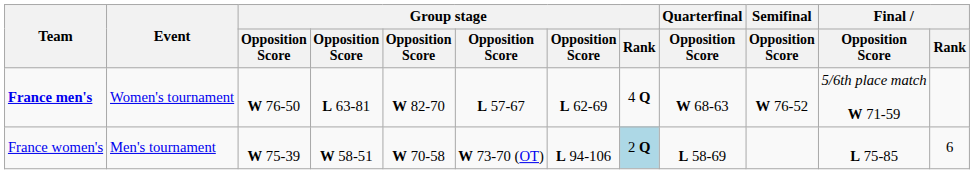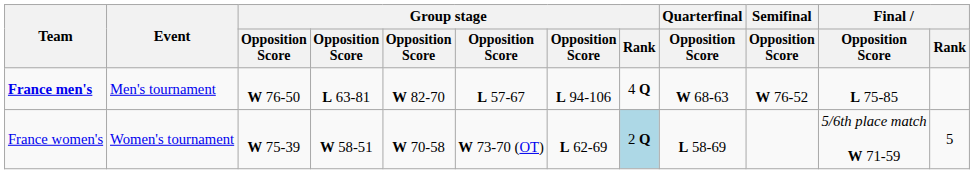(172, 97) Women's tournament -> (163, 89) Men's tournament
(584, 106) L 62-69 -> (584, 97) L 94-106
(874, 97) 5/6th place match W 71-59 -> (874, 97) L 75-85
(163, 148) Men's tournament -> (172, 139) Women's tournament
(584, 156) L 94-106 -> (584, 148) L 62-69
(874, 156) L 75-85 -> (874, 139) 5/6th place match W 71-59
(950, 148) 6 -> (950, 139) 5
